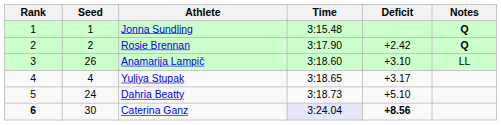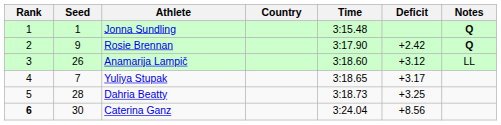+ column: (282, 12)
(90, 45) 2 -> (78, 45) 9
(397, 62) +3.10 -> (412, 62) +3.12
(90, 78) 4 -> (78, 78) 7
(90, 95) 24 -> (78, 95) 28
(397, 95) +5.10 -> (412, 95) +3.25
(325, 111) lavender background -> (350, 111) no background
(397, 111) bold -> (412, 111) normal
